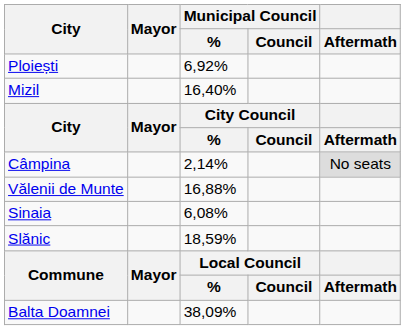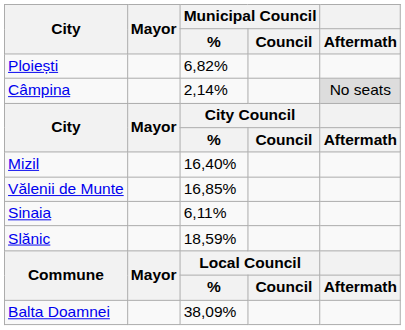(206, 66) 6,92% -> (206, 66) 6,82%
rows swapped: (39, 164) <-> (24, 90)
(210, 189) 16,88% -> (210, 189) 16,85%
(206, 213) 6,08% -> (205, 213) 6,11%
